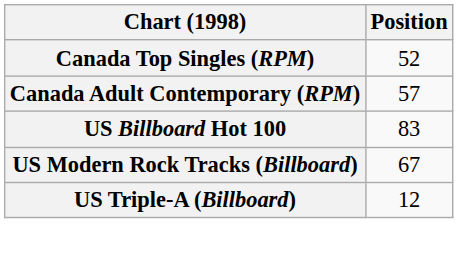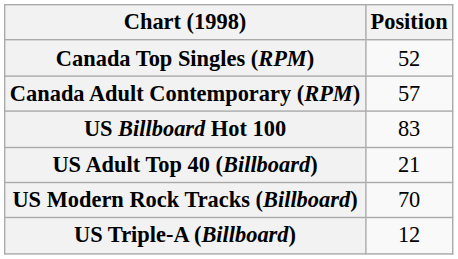+ row: (185, 164)
(409, 164) 67 -> (409, 199) 70
